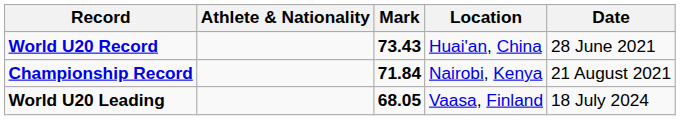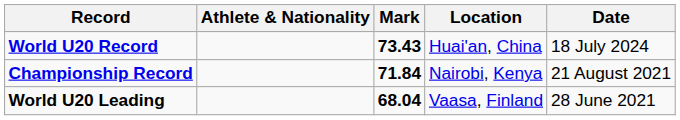(603, 45) 28 June 2021 -> (600, 45) 18 July 2024
(399, 100) 68.05 -> (399, 100) 68.04
(600, 100) 18 July 2024 -> (603, 100) 28 June 2021
